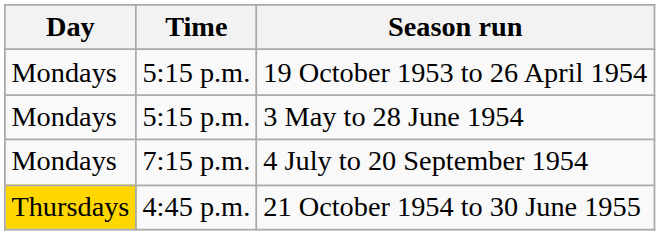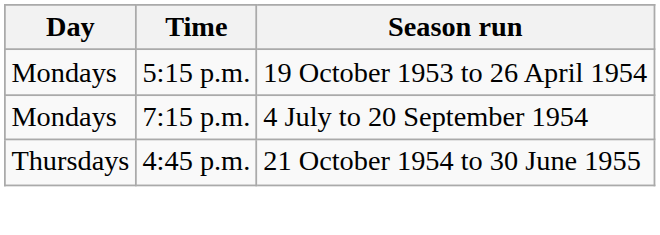- row: (393, 116)
(70, 206) gold background -> (70, 161) no background
